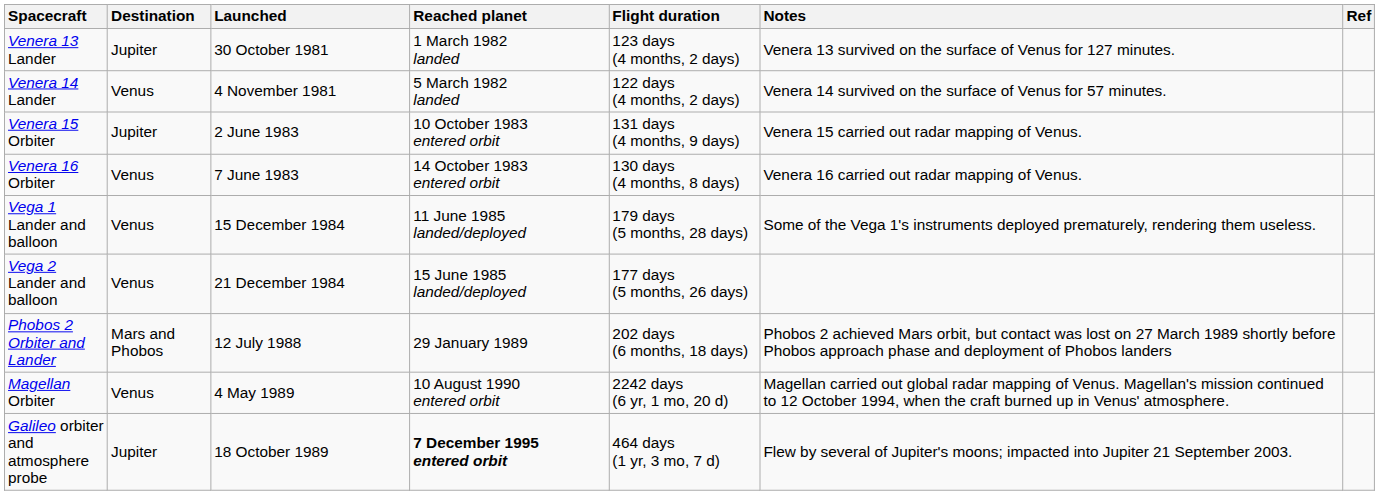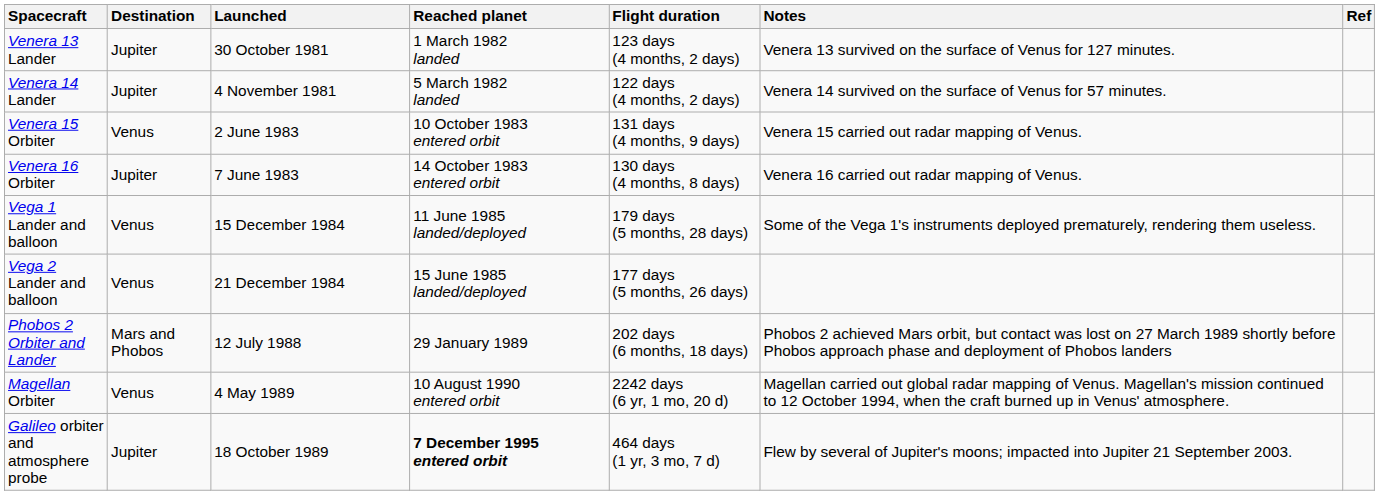(132, 91) Venus -> (134, 91) Jupiter
(134, 132) Jupiter -> (132, 132) Venus
(132, 174) Venus -> (134, 174) Jupiter
